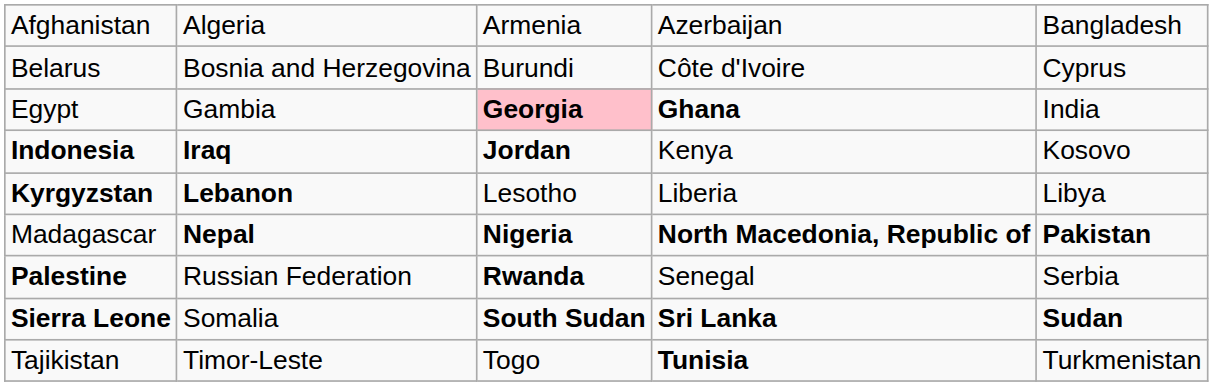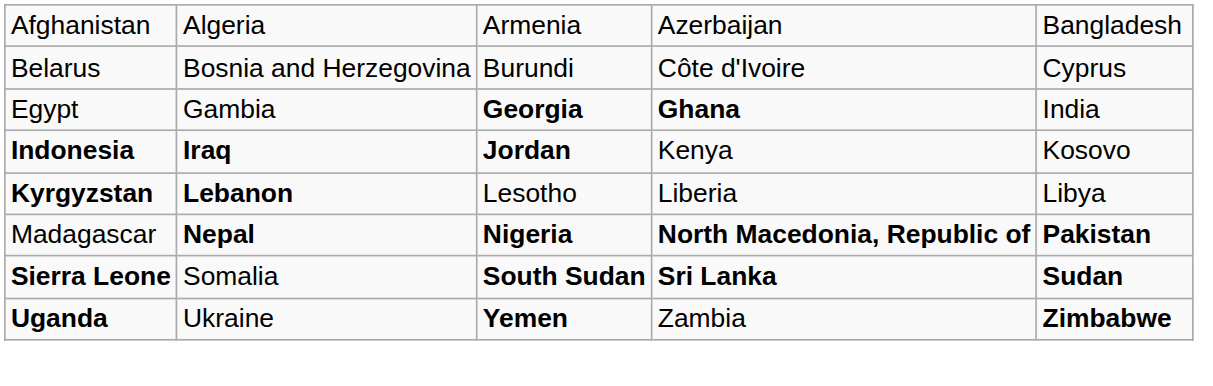(533, 109) pink background -> (533, 109) no background
- row: (69, 276)
- row: (65, 360)
+ row: (59, 318)
